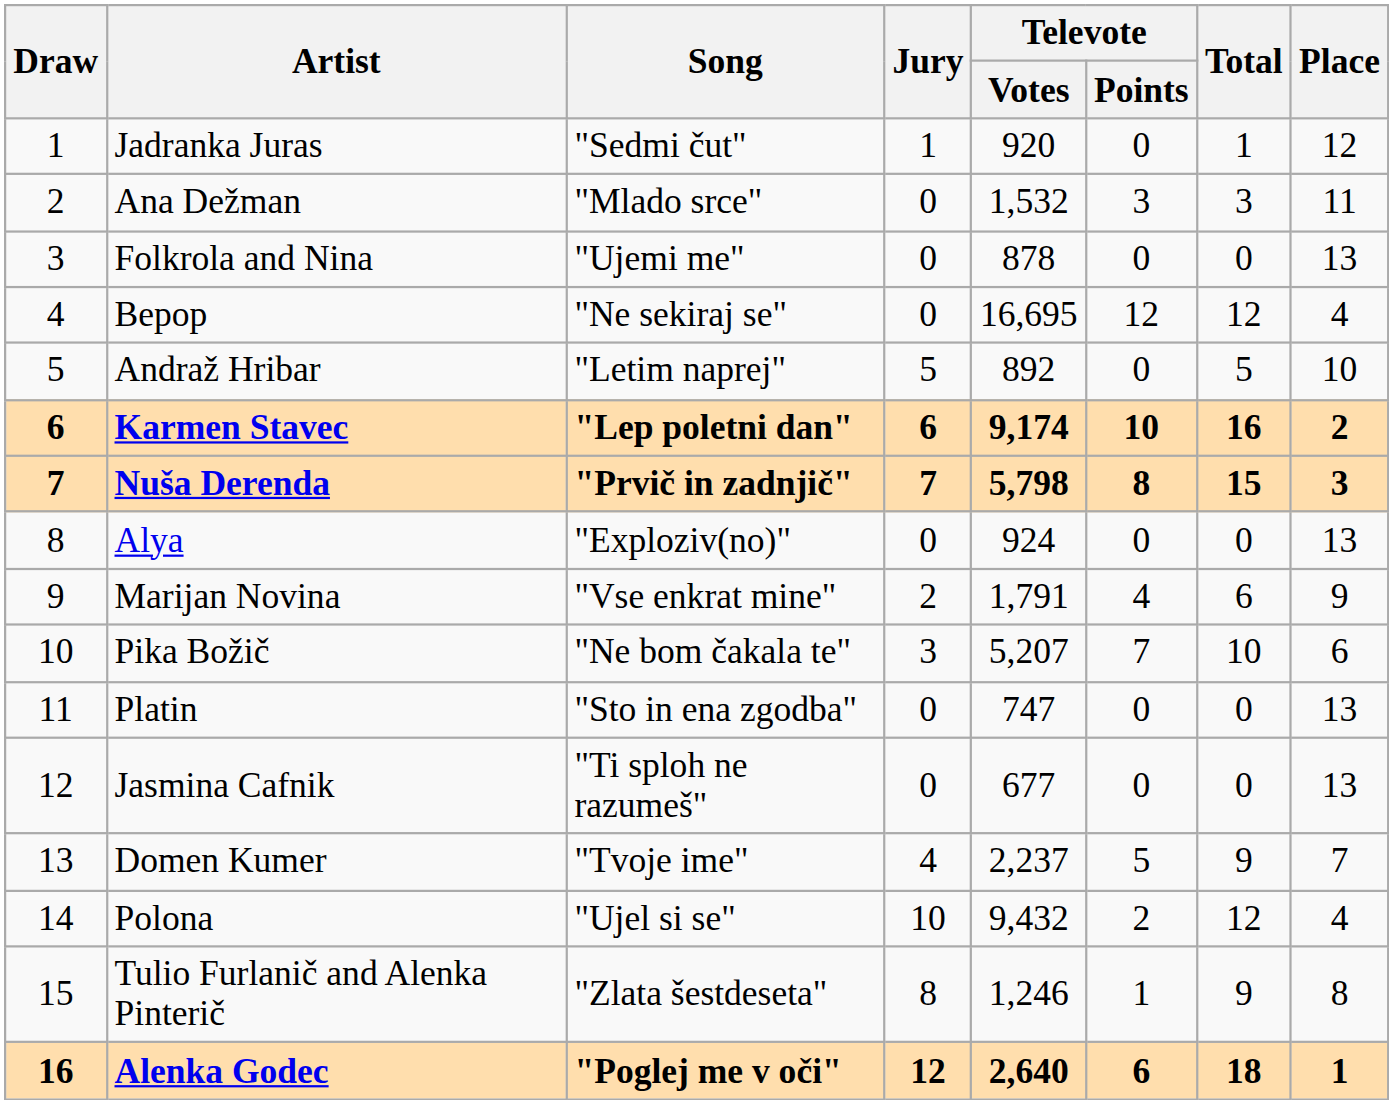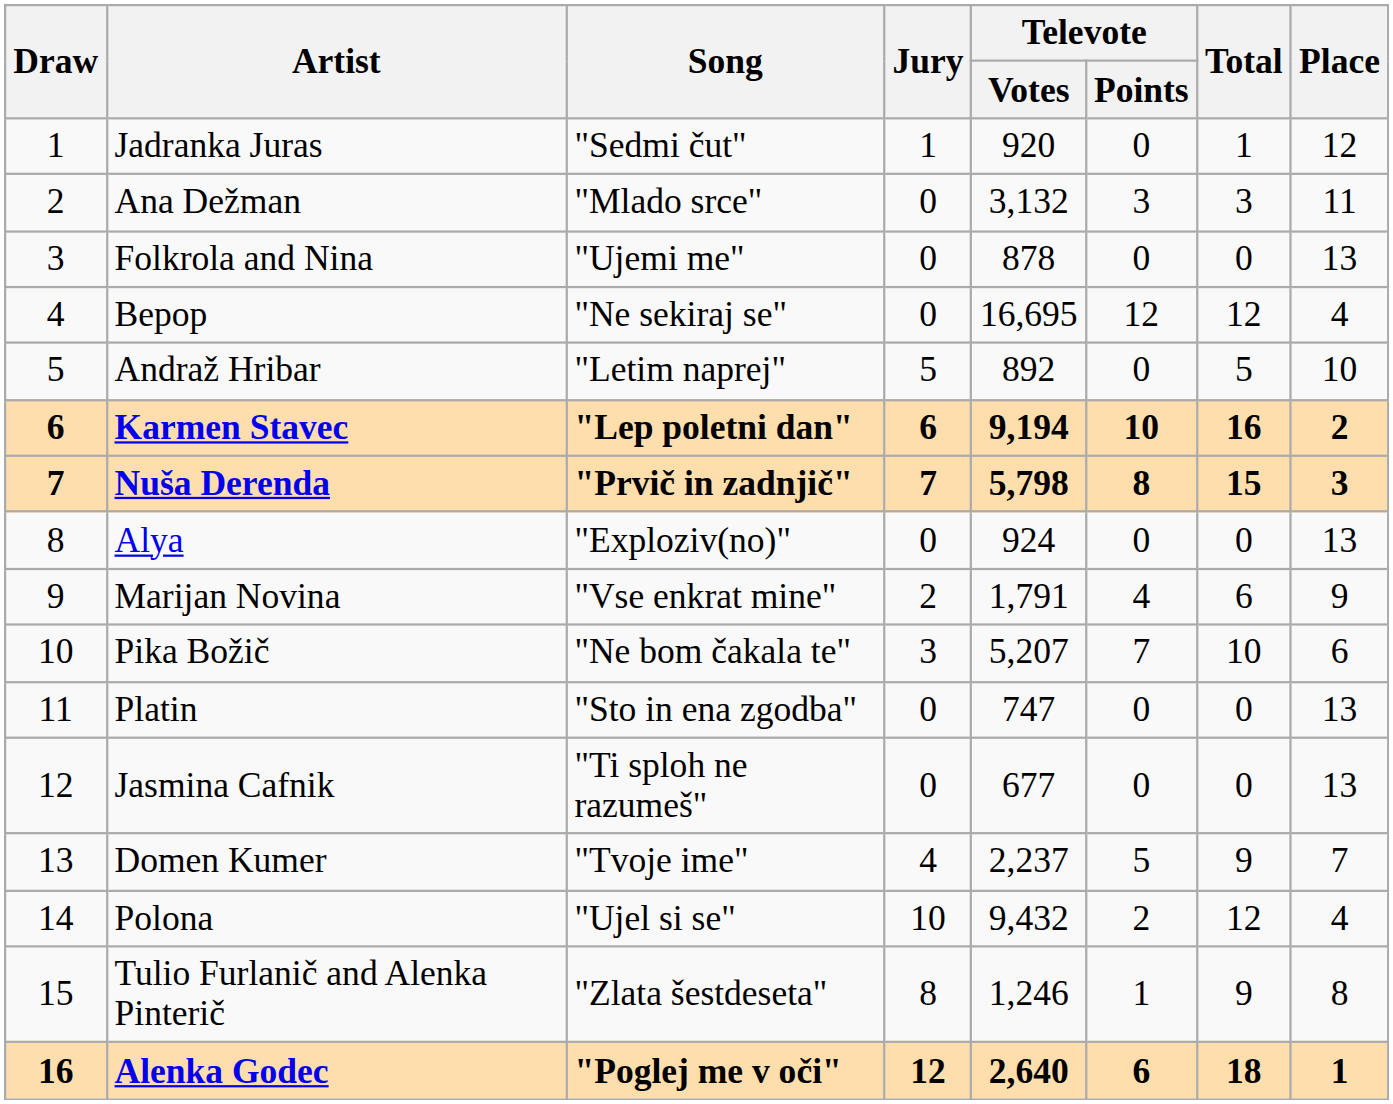(1029, 201) 1,532 -> (1029, 201) 3,132
(1029, 426) 9,174 -> (1029, 426) 9,194
